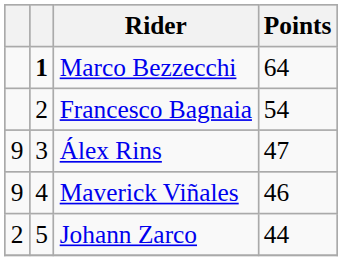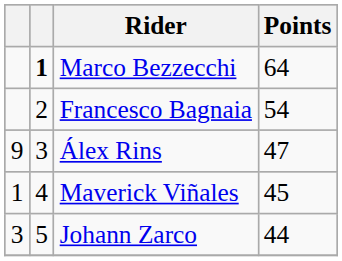(17, 193) 9 -> (17, 193) 1
(276, 193) 46 -> (276, 193) 45
(17, 234) 2 -> (17, 234) 3
